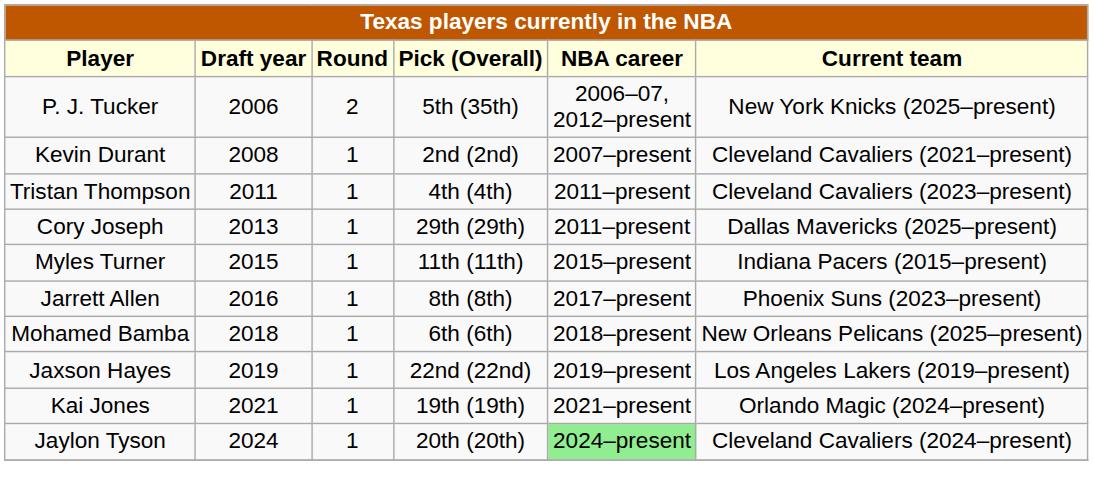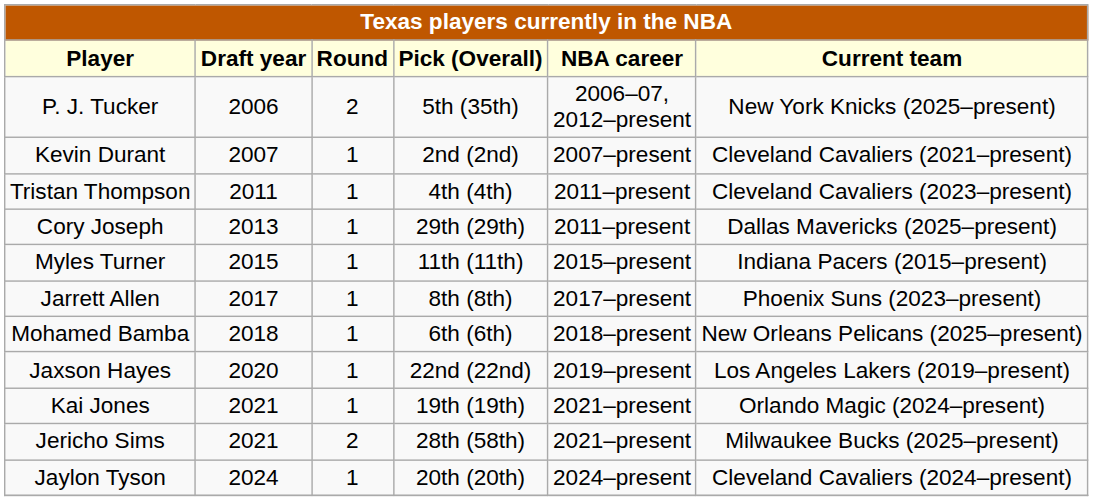(254, 155) 2008 -> (254, 155) 2007
(254, 298) 2016 -> (254, 298) 2017
(254, 369) 2019 -> (254, 369) 2020
+ row: (100, 441)
(622, 441) lightgreen background -> (622, 477) no background
